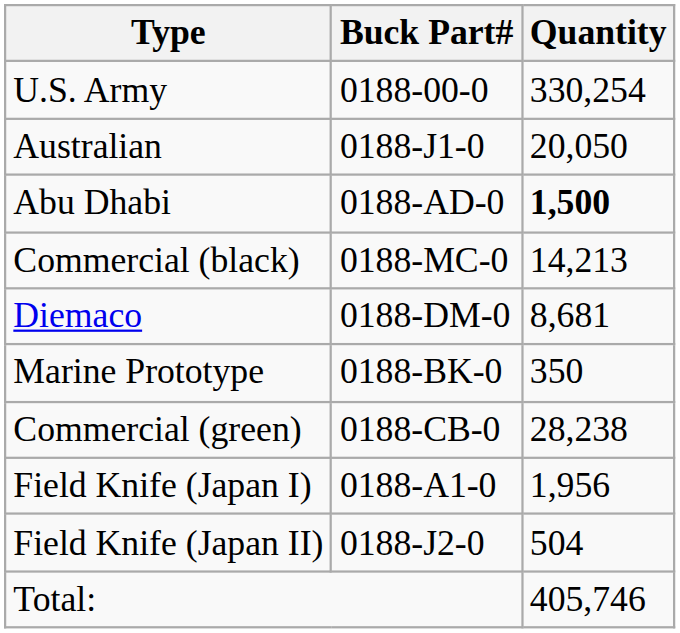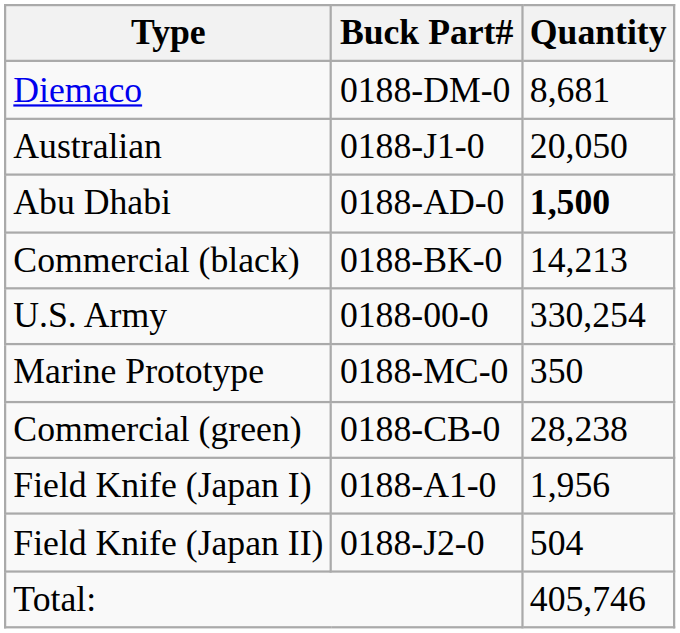rows swapped: (90, 89) <-> (78, 315)
(424, 259) 0188-MC-0 -> (421, 259) 0188-BK-0
(421, 372) 0188-BK-0 -> (424, 372) 0188-MC-0
